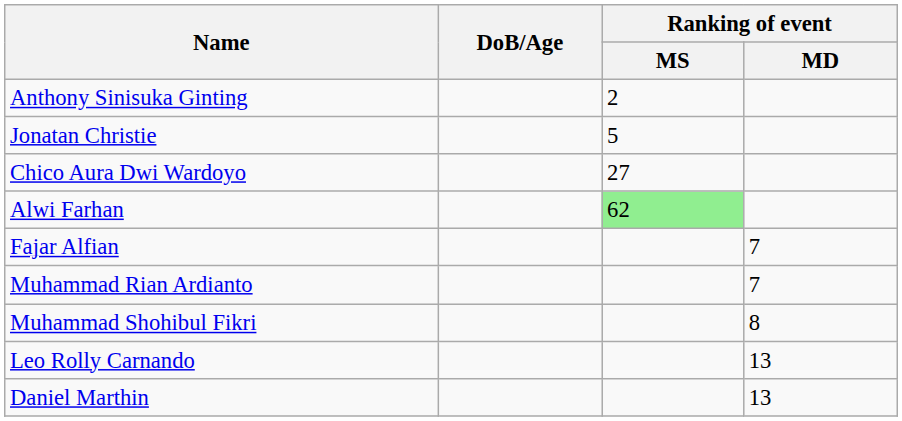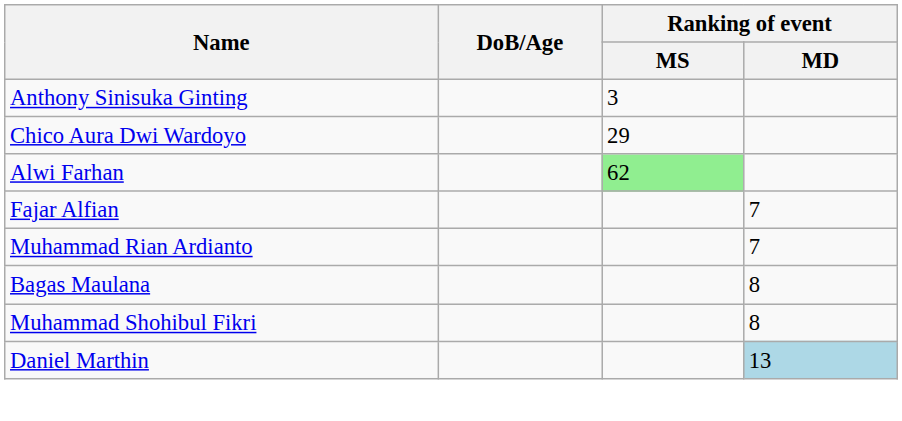(613, 98) 2 -> (613, 98) 3
- row: (83, 135)
(618, 172) 27 -> (618, 135) 29
+ row: (80, 284)
- row: (102, 359)
(760, 396) no background -> (760, 359) lightblue background
